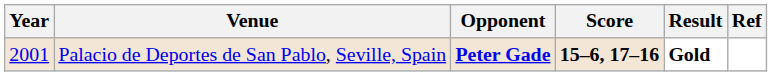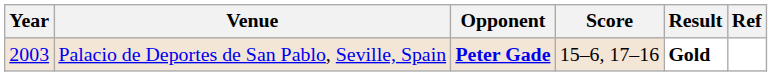(29, 54) 2001 -> (29, 54) 2003
(609, 54) bold -> (609, 54) normal
